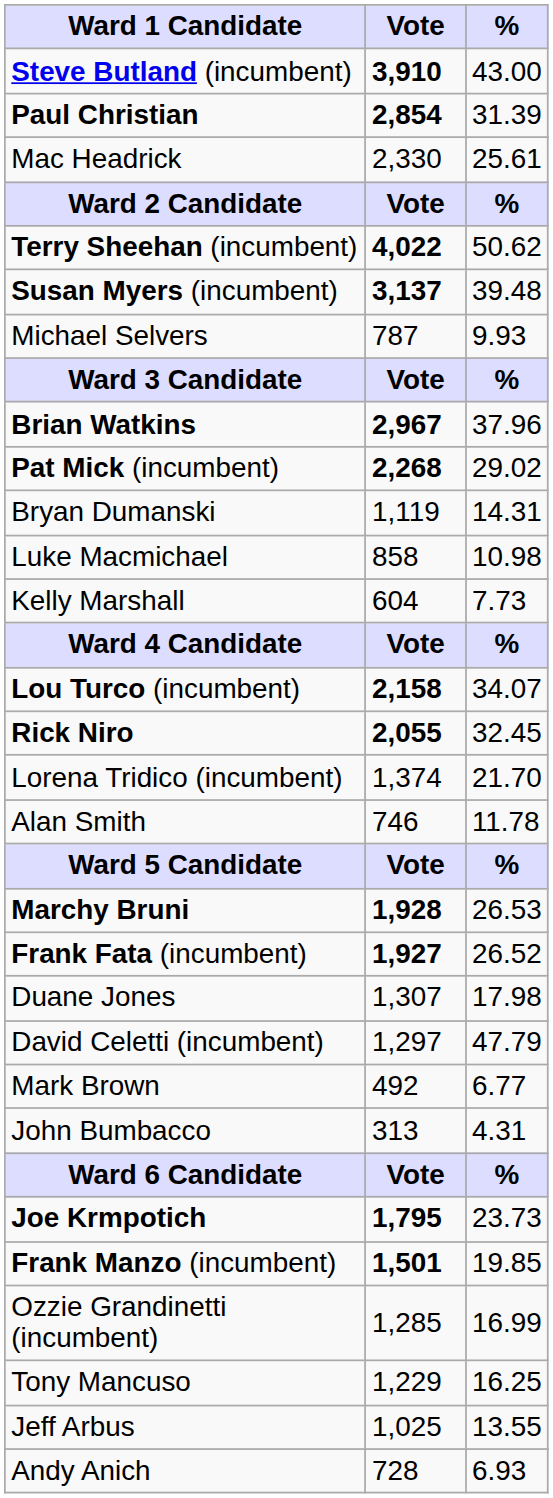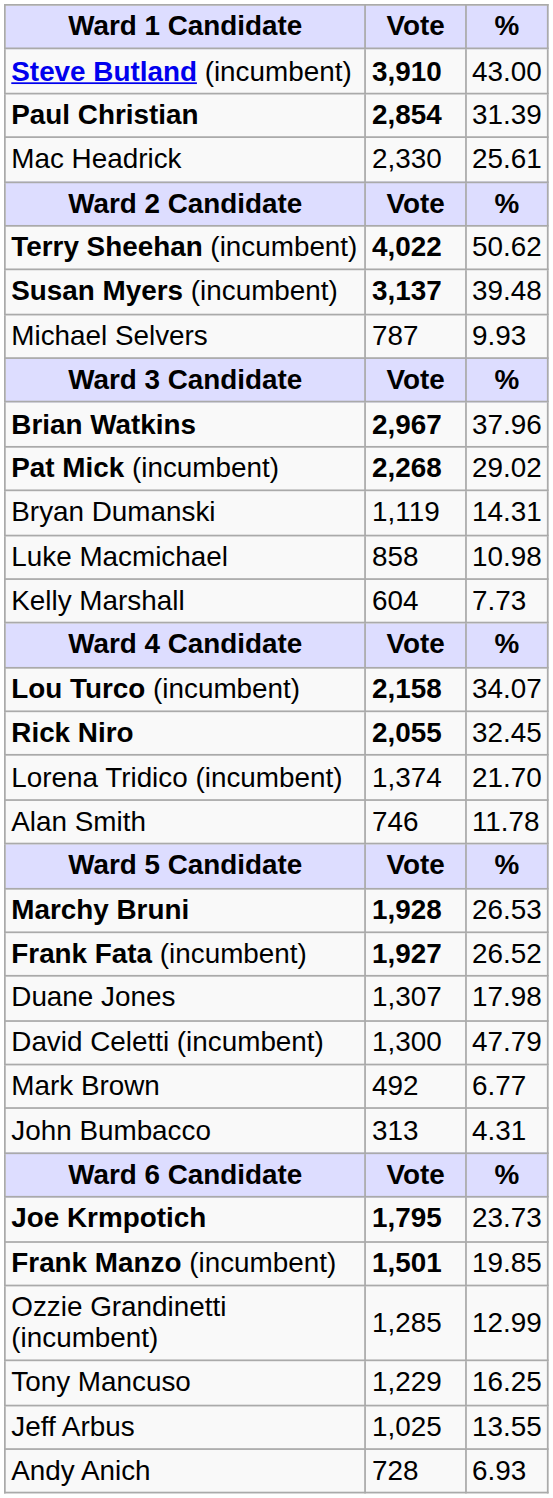(407, 1042) 1,297 -> (407, 1042) 1,300
(507, 1322) 16.99 -> (507, 1322) 12.99
